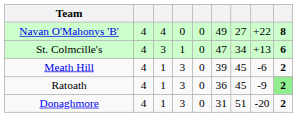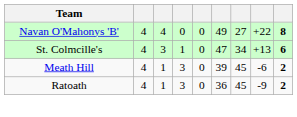(283, 85) lightgreen background -> (283, 85) no background
- row: (69, 103)
